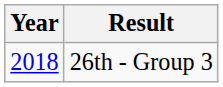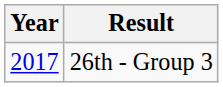(34, 61) 2018 -> (34, 61) 2017
